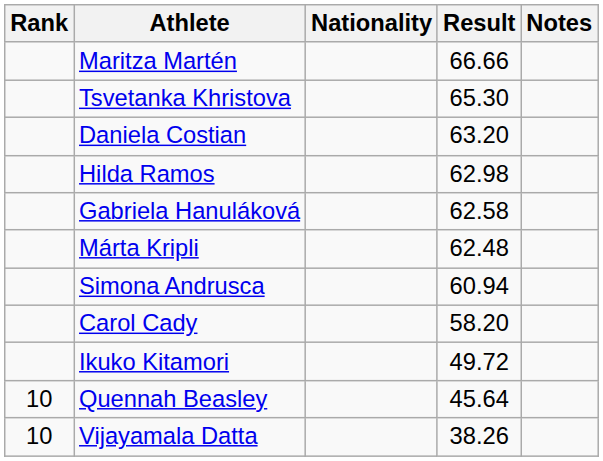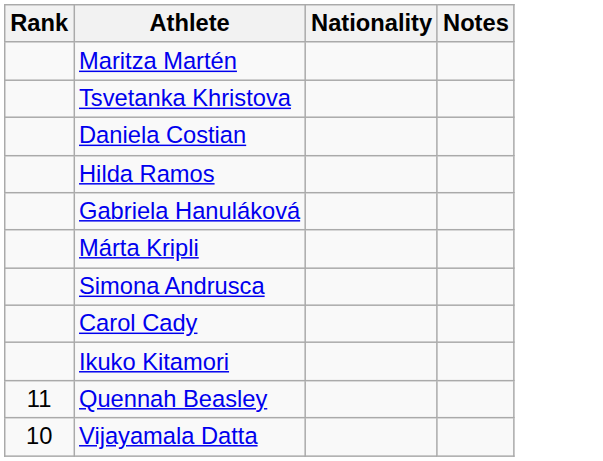- column: (479, 23)
(39, 398) 10 -> (39, 398) 11
